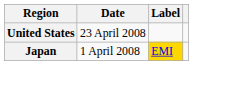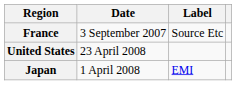+ row: (41, 32)
(162, 51) gold background -> (182, 70) no background
